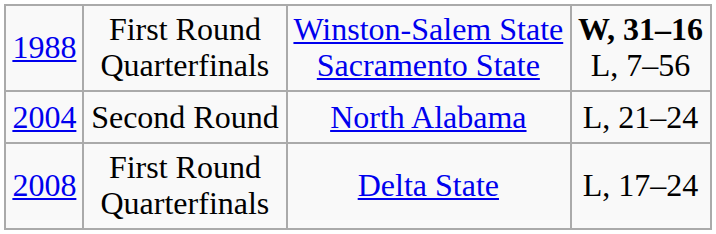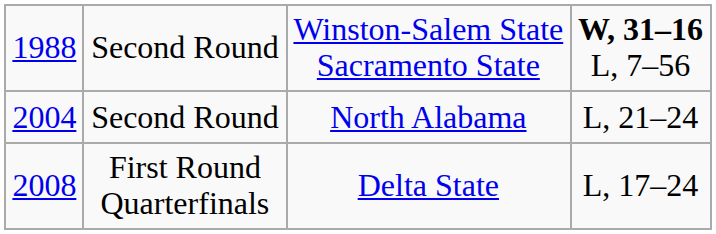(185, 47) First Round Quarterfinals -> (185, 47) Second Round
